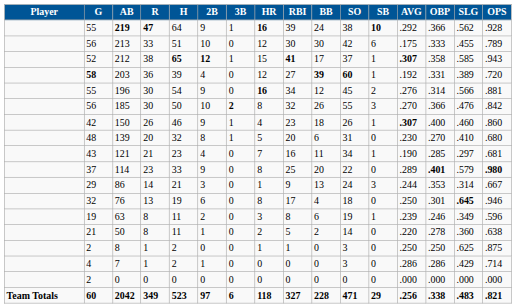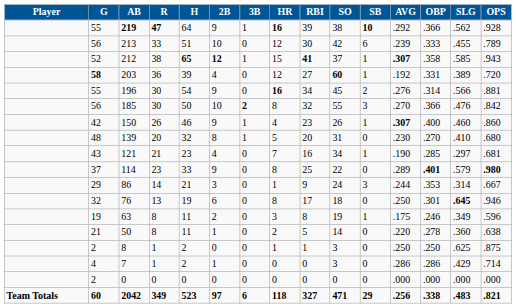- column: (326, 12)
(408, 43) .175 -> (401, 43) .239
(408, 216) .239 -> (401, 216) .175
